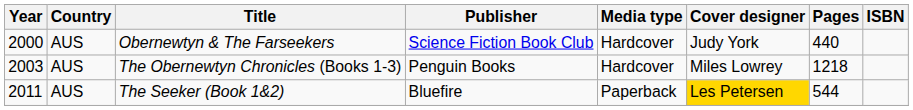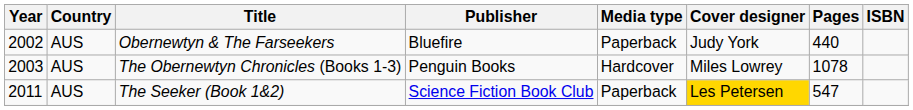(26, 42) 2000 -> (26, 42) 2002
(501, 42) Science Fiction Book Club -> (435, 42) Bluefire
(637, 42) Hardcover -> (639, 42) Paperback
(830, 67) 1218 -> (830, 67) 1078
(435, 92) Bluefire -> (501, 92) Science Fiction Book Club
(826, 92) 544 -> (826, 92) 547
